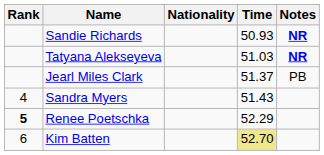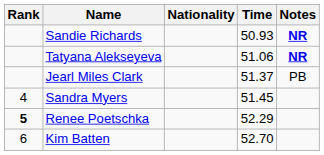(257, 56) 51.03 -> (257, 56) 51.06
(257, 98) 51.43 -> (257, 98) 51.45
(257, 139) khaki background -> (257, 139) no background
